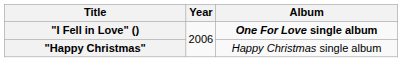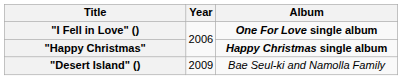(307, 48) normal -> (307, 48) bold
+ row: (95, 65)
